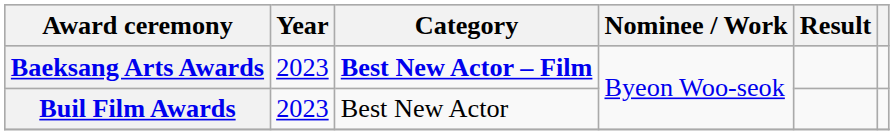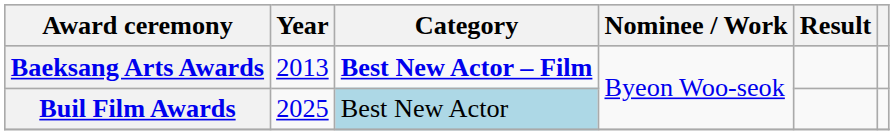(302, 66) 2023 -> (302, 66) 2013
(302, 108) 2023 -> (302, 108) 2025
(425, 108) no background -> (425, 108) lightblue background
